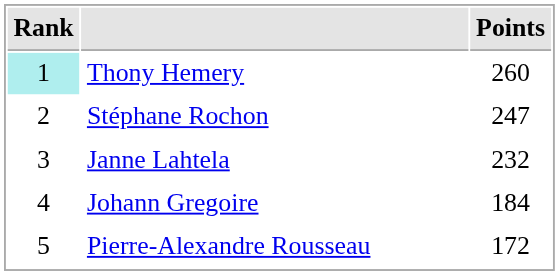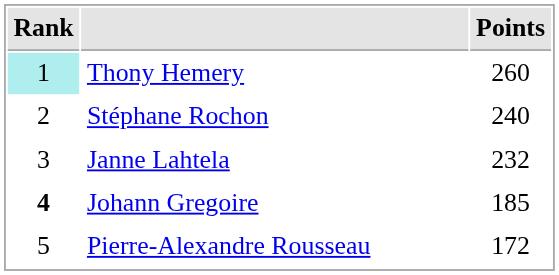(511, 116) 247 -> (511, 116) 240
(44, 202) normal -> (44, 202) bold
(511, 202) 184 -> (511, 202) 185
